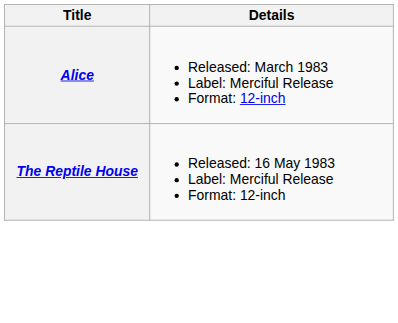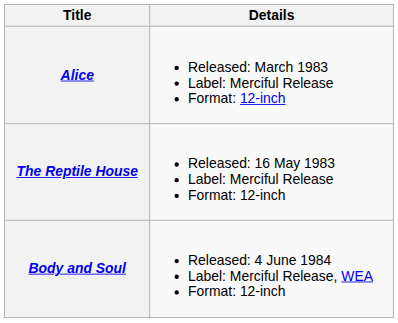+ row: (77, 268)
